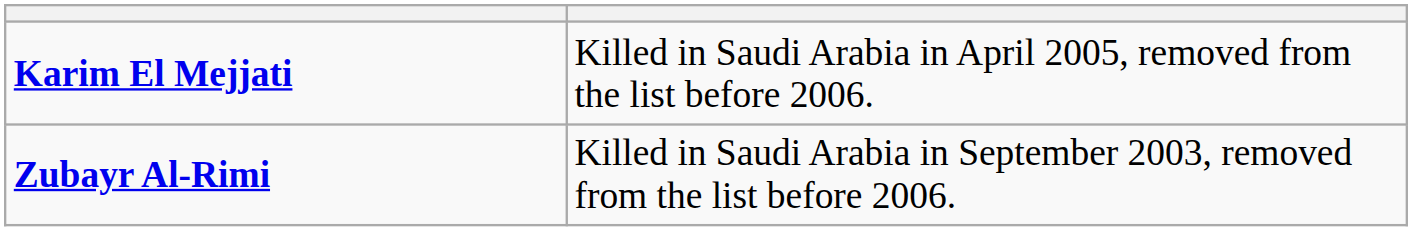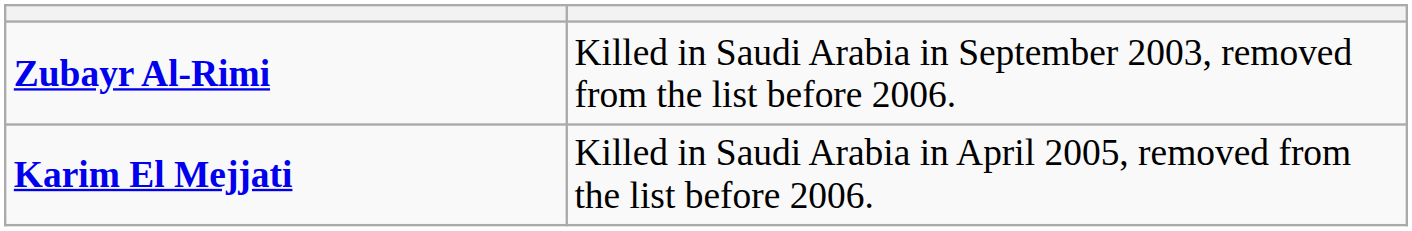rows swapped: (142, 174) <-> (153, 72)
